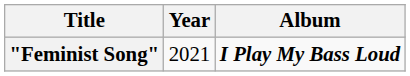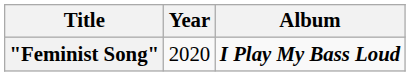(189, 53) 2021 -> (189, 53) 2020
